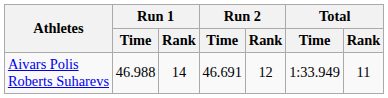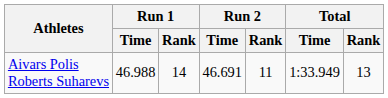(266, 72) 12 -> (266, 72) 11
(363, 72) 11 -> (363, 72) 13
